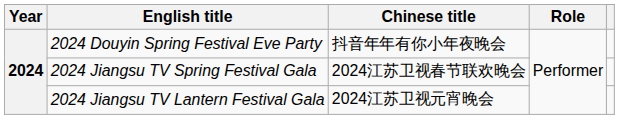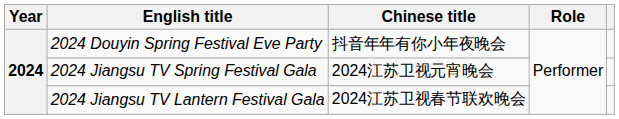(429, 71) 2024江苏卫视春节联欢晚会 -> (413, 71) 2024江苏卫视元宵晚会
(413, 99) 2024江苏卫视元宵晚会 -> (429, 99) 2024江苏卫视春节联欢晚会
